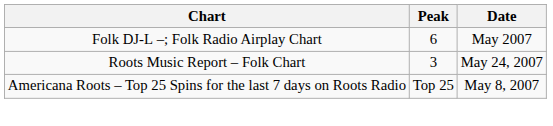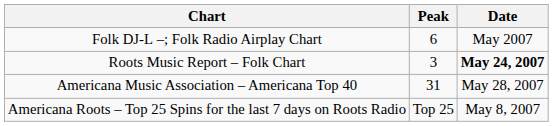(502, 62) normal -> (503, 62) bold
+ row: (207, 86)
